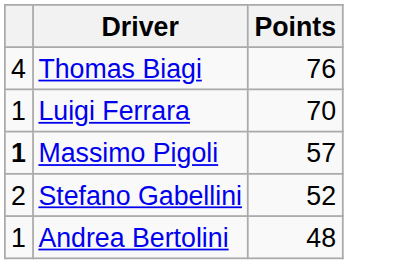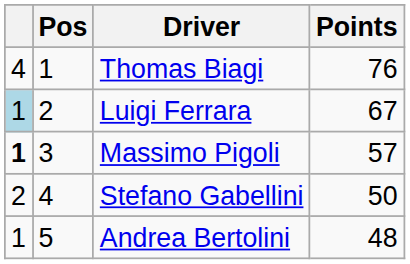+ column: (63, 26)
(19, 111) no background -> (19, 111) lightblue background
(321, 111) 70 -> (383, 111) 67
(321, 196) 52 -> (383, 196) 50
